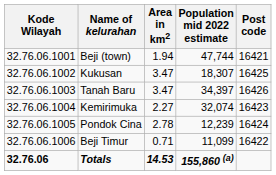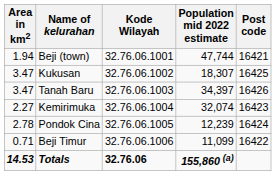columns swapped: (41, 26) <-> (160, 26)
